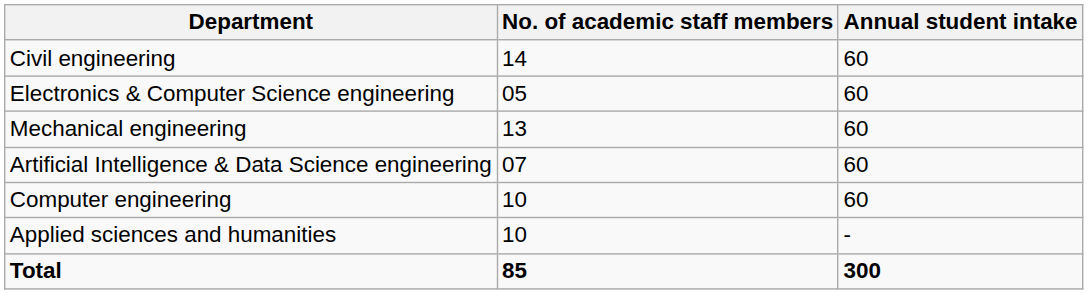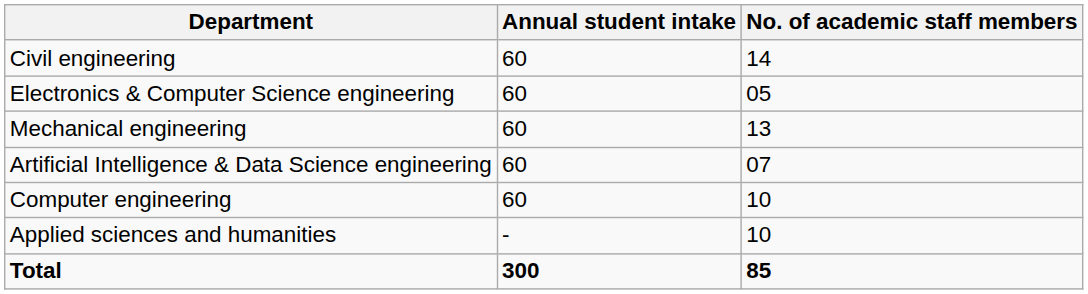columns swapped: (668, 22) <-> (961, 22)
